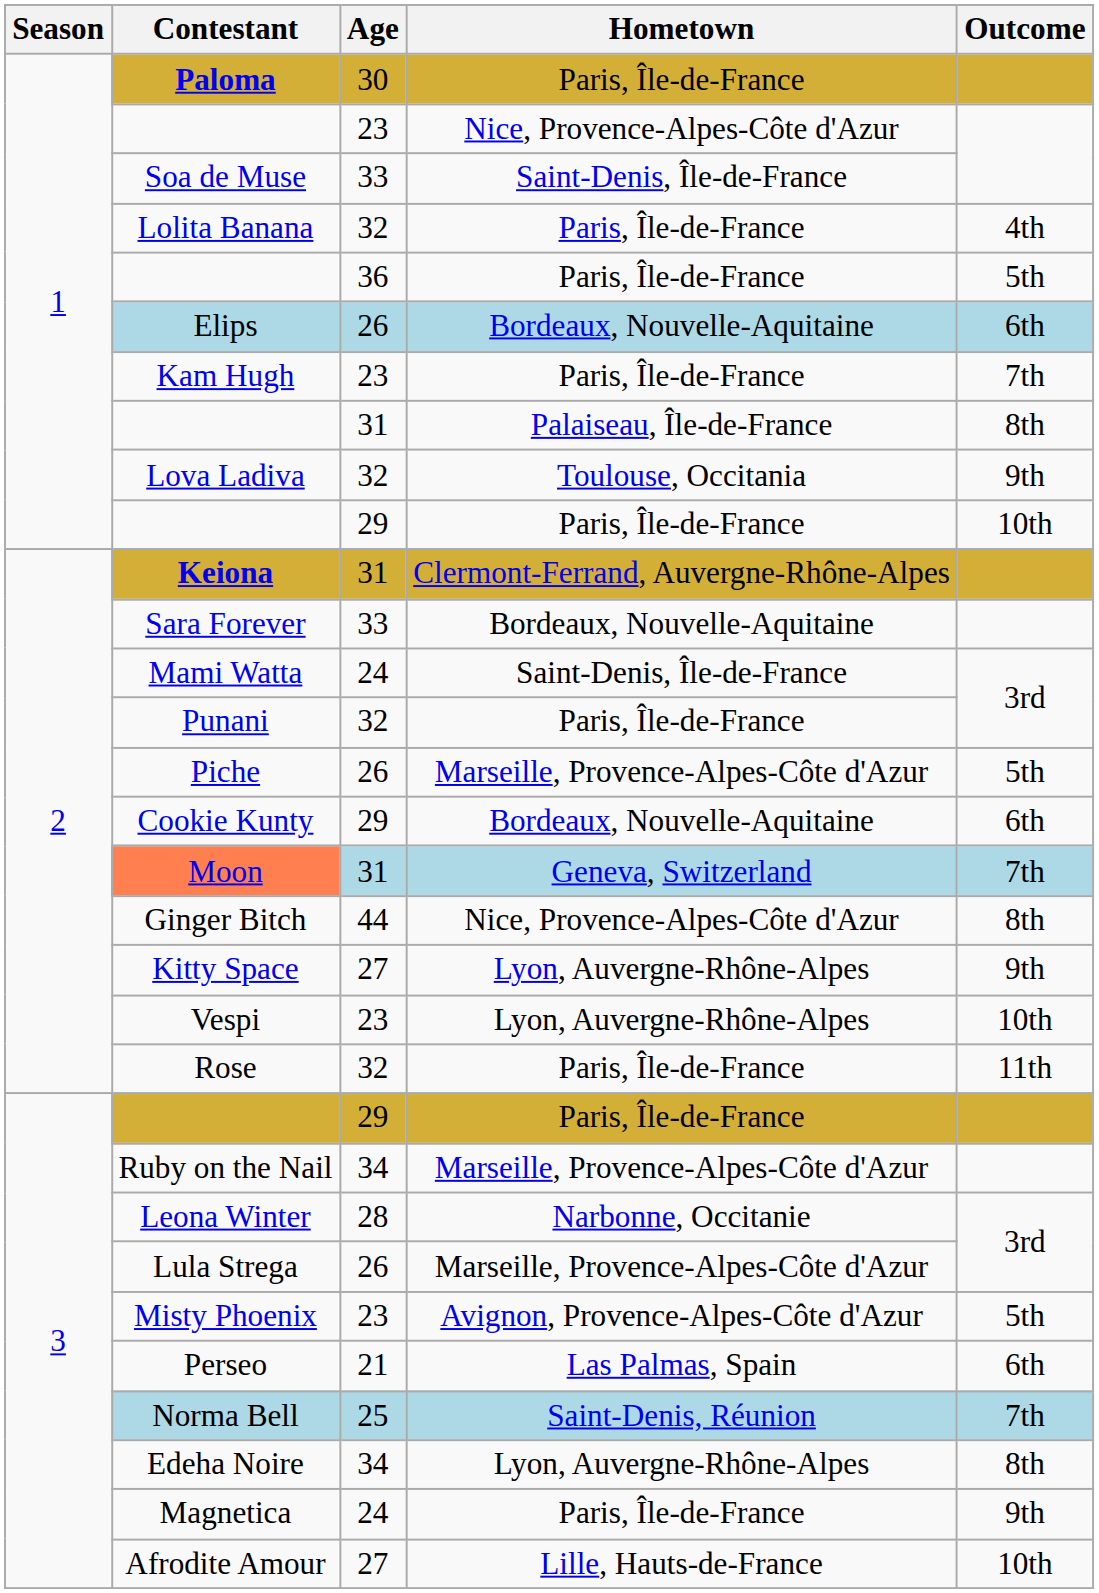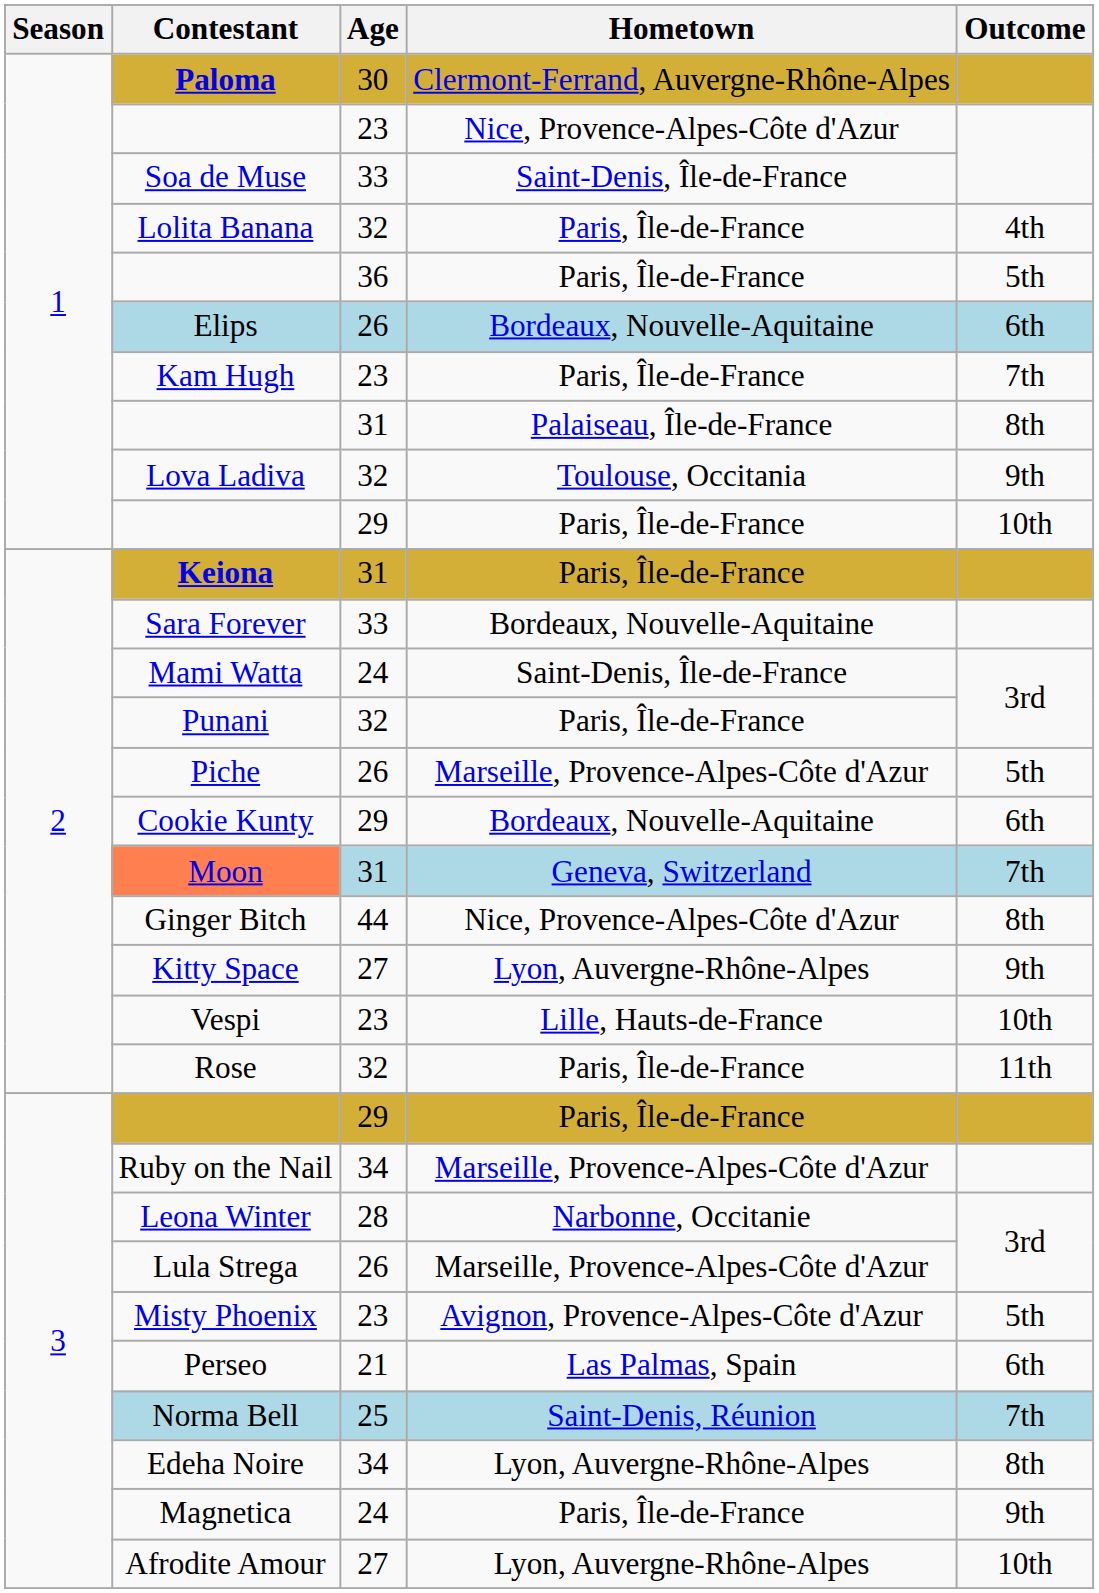(682, 78) Paris, Île-de-France -> (682, 78) Clermont-Ferrand, Auvergne-Rhône-Alpes
(682, 573) Clermont-Ferrand, Auvergne-Rhône-Alpes -> (682, 573) Paris, Île-de-France
(682, 1018) Lyon, Auvergne-Rhône-Alpes -> (682, 1018) Lille, Hauts-de-France
(682, 1563) Lille, Hauts-de-France -> (682, 1563) Lyon, Auvergne-Rhône-Alpes
